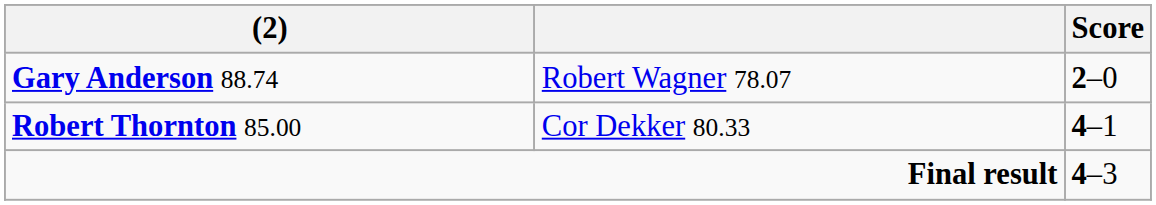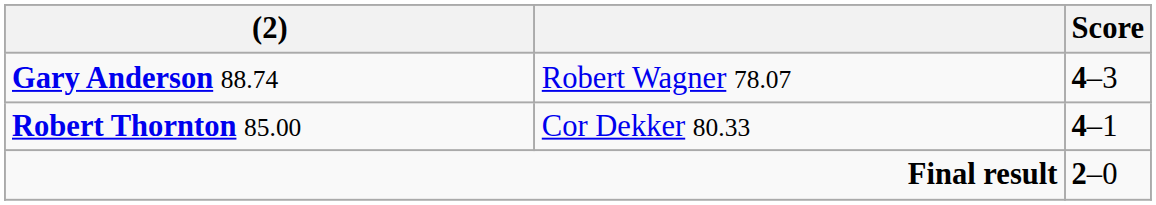(1094, 77) 2–0 -> (1094, 77) 4–3
(1094, 174) 4–3 -> (1094, 174) 2–0
